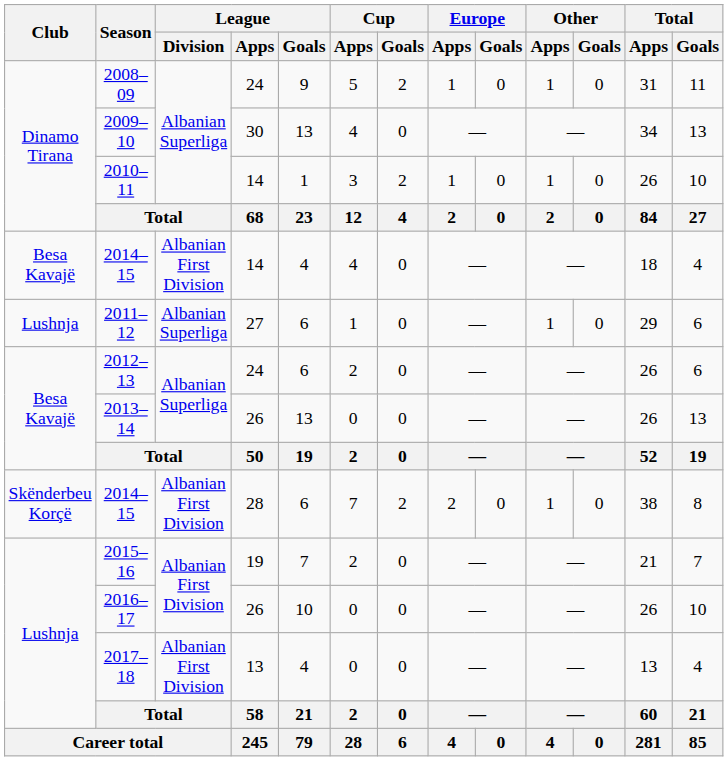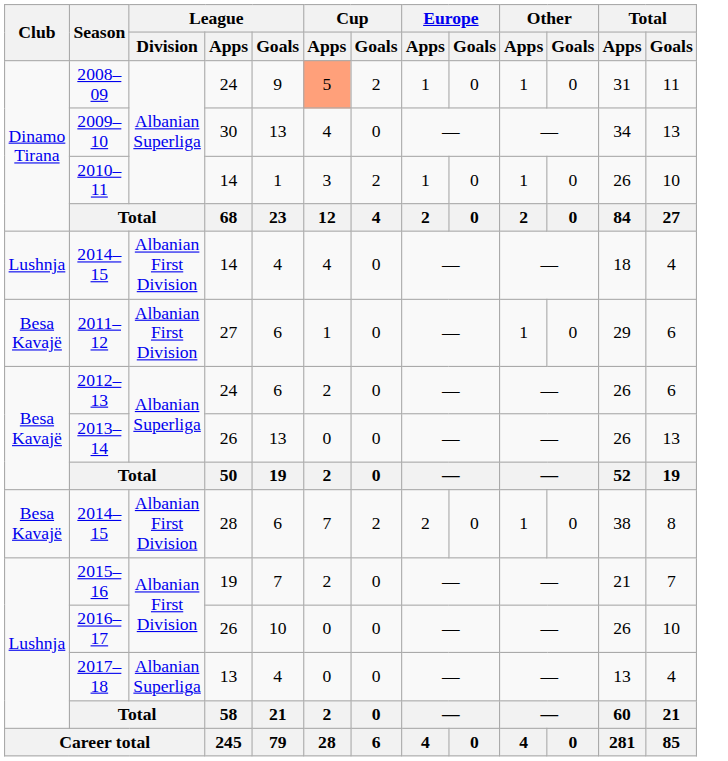(353, 84) no background -> (327, 84) lightsalmon background
(50, 265) Besa Kavajë -> (37, 265) Lushnja
(50, 322) Lushnja -> (37, 332) Besa Kavajë
(193, 322) Albanian Superliga -> (167, 332) Albanian First Division
(50, 503) Skënderbeu Korçë -> (37, 523) Besa Kavajë
(193, 666) Albanian First Division -> (167, 676) Albanian Superliga
